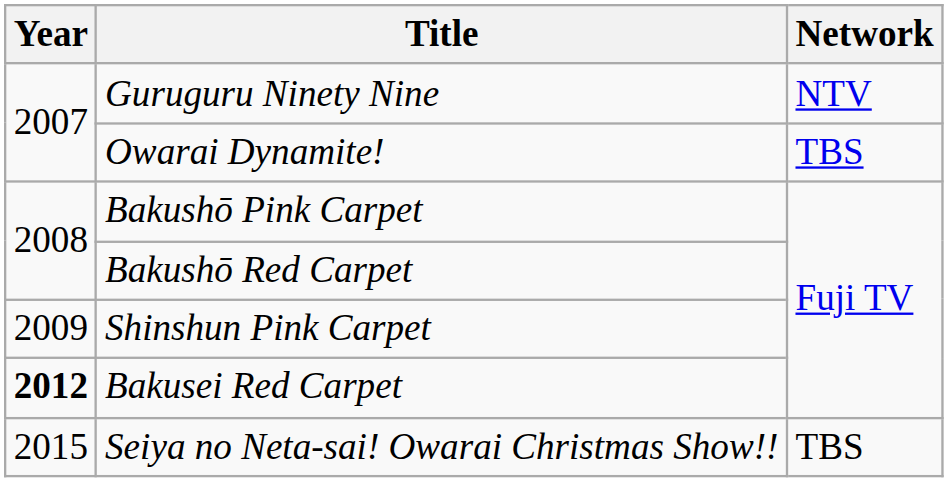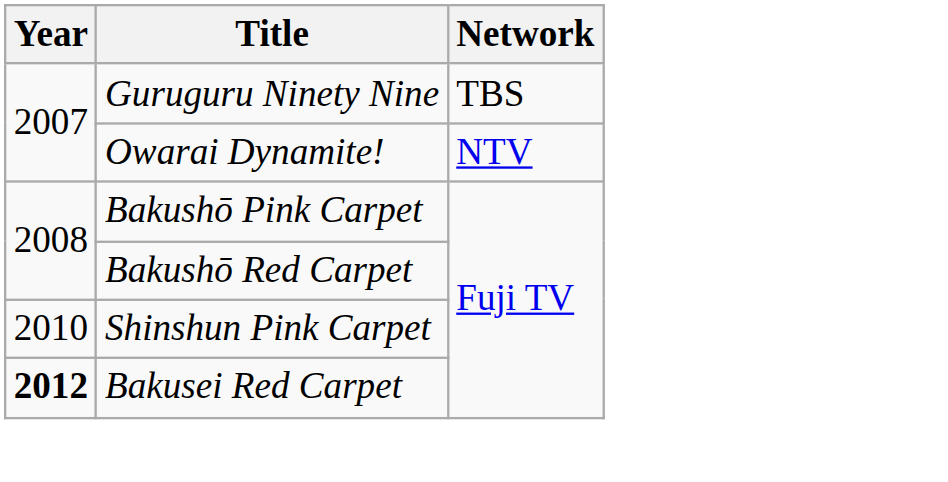(834, 92) NTV -> (490, 92) TBS
(830, 151) TBS -> (494, 151) NTV
(51, 328) 2009 -> (51, 328) 2010
- row: (442, 446)
